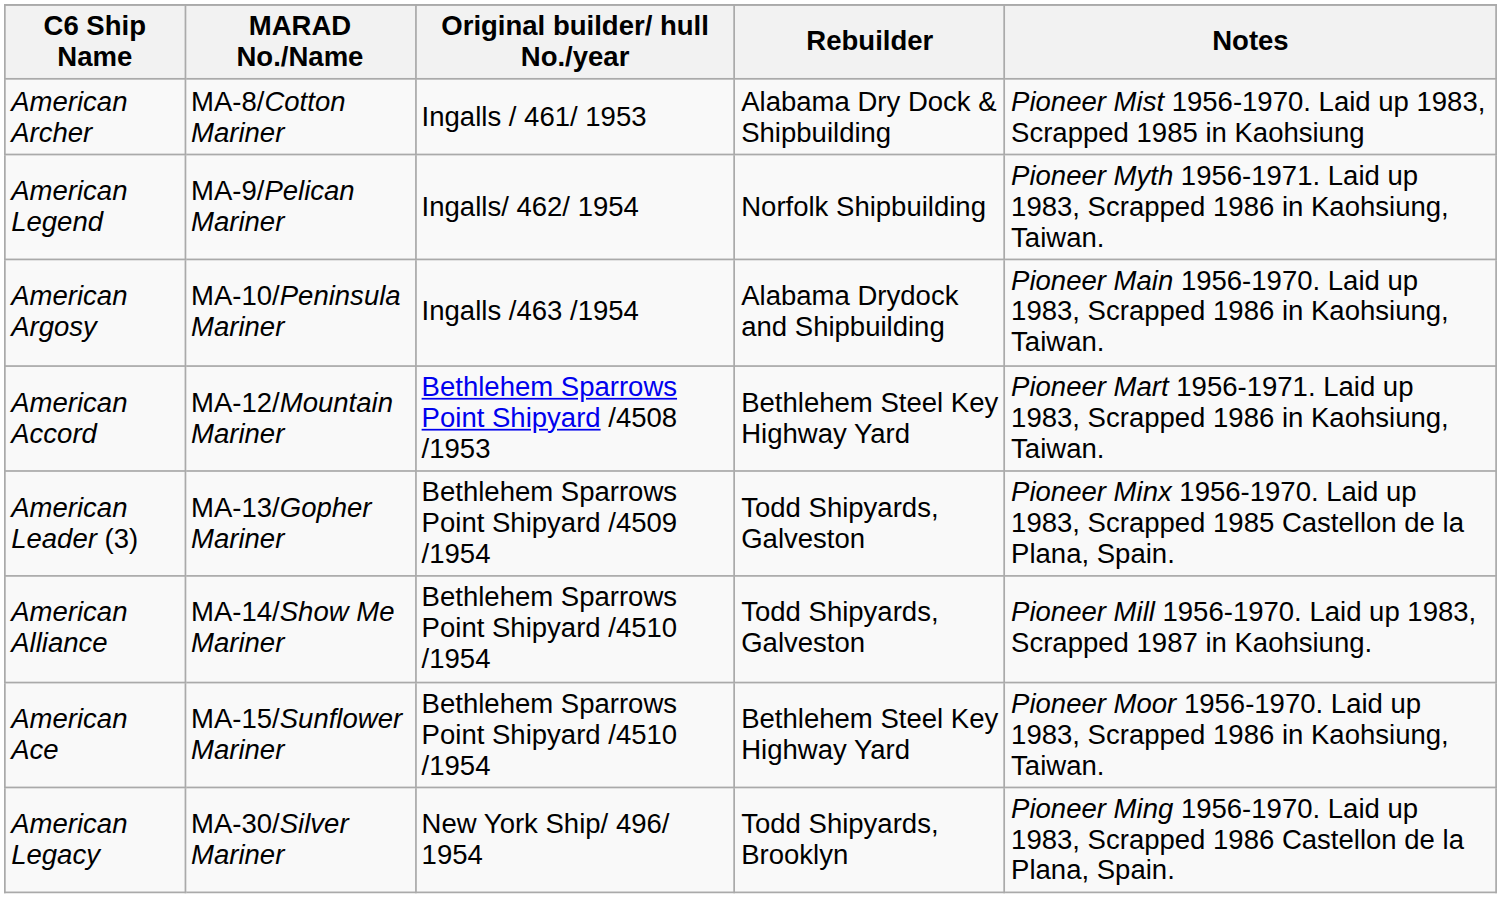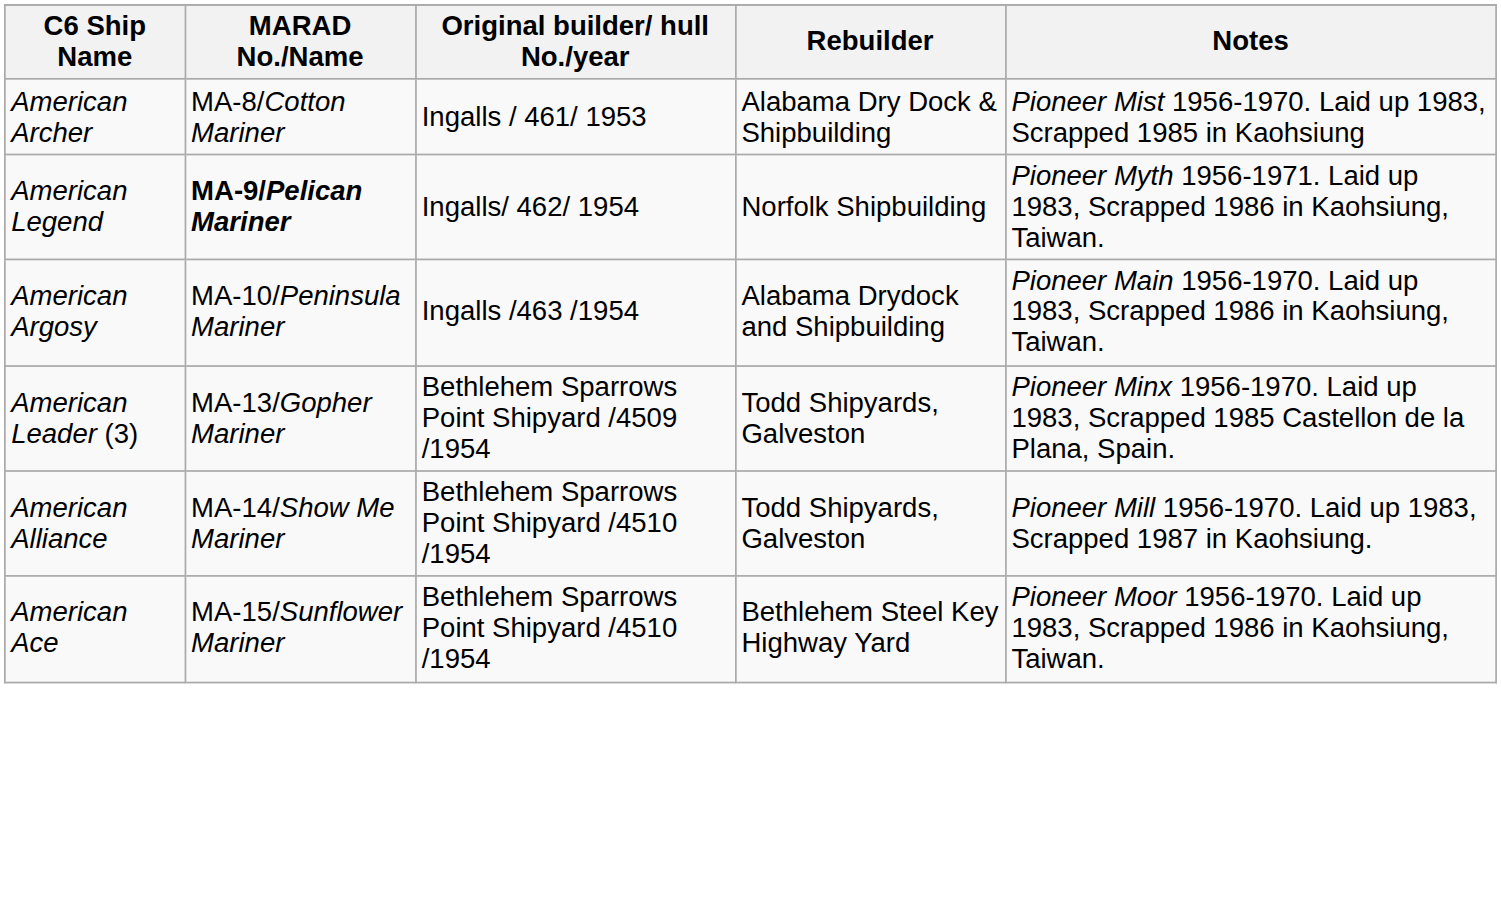(273, 206) normal -> (277, 206) bold
- row: (69, 417)
- row: (69, 839)
